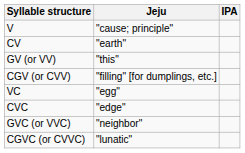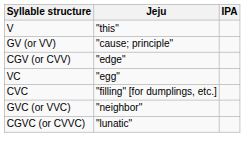(134, 28) "cause; principle" -> (107, 28) "this"
- row: (14, 44)
(107, 60) "this" -> (134, 44) "cause; principle"
(156, 76) "filling" [for dumplings, etc.] -> (111, 60) "edge"
(111, 108) "edge" -> (156, 92) "filling" [for dumplings, etc.]
